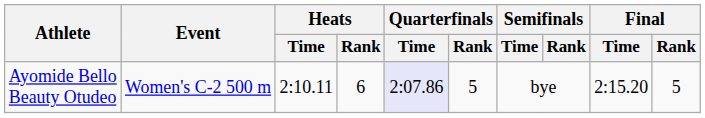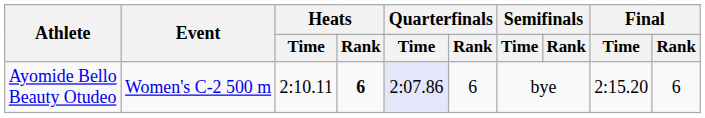(361, 87) normal -> (361, 87) bold
(473, 87) 5 -> (473, 87) 6
(676, 87) 5 -> (676, 87) 6
